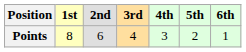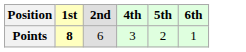- column: (133, 14)
(69, 36) normal -> (69, 36) bold
